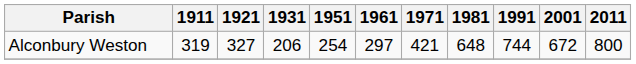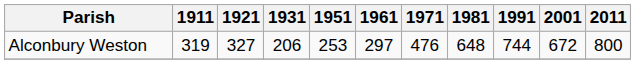(333, 45) 254 -> (333, 45) 253
(425, 45) 421 -> (425, 45) 476
